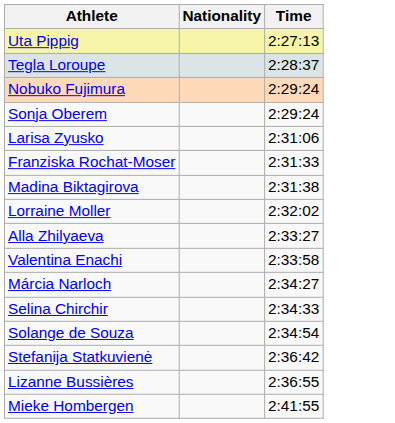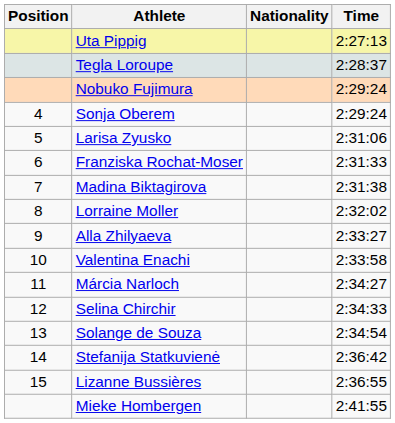+ column: (38, 16)
